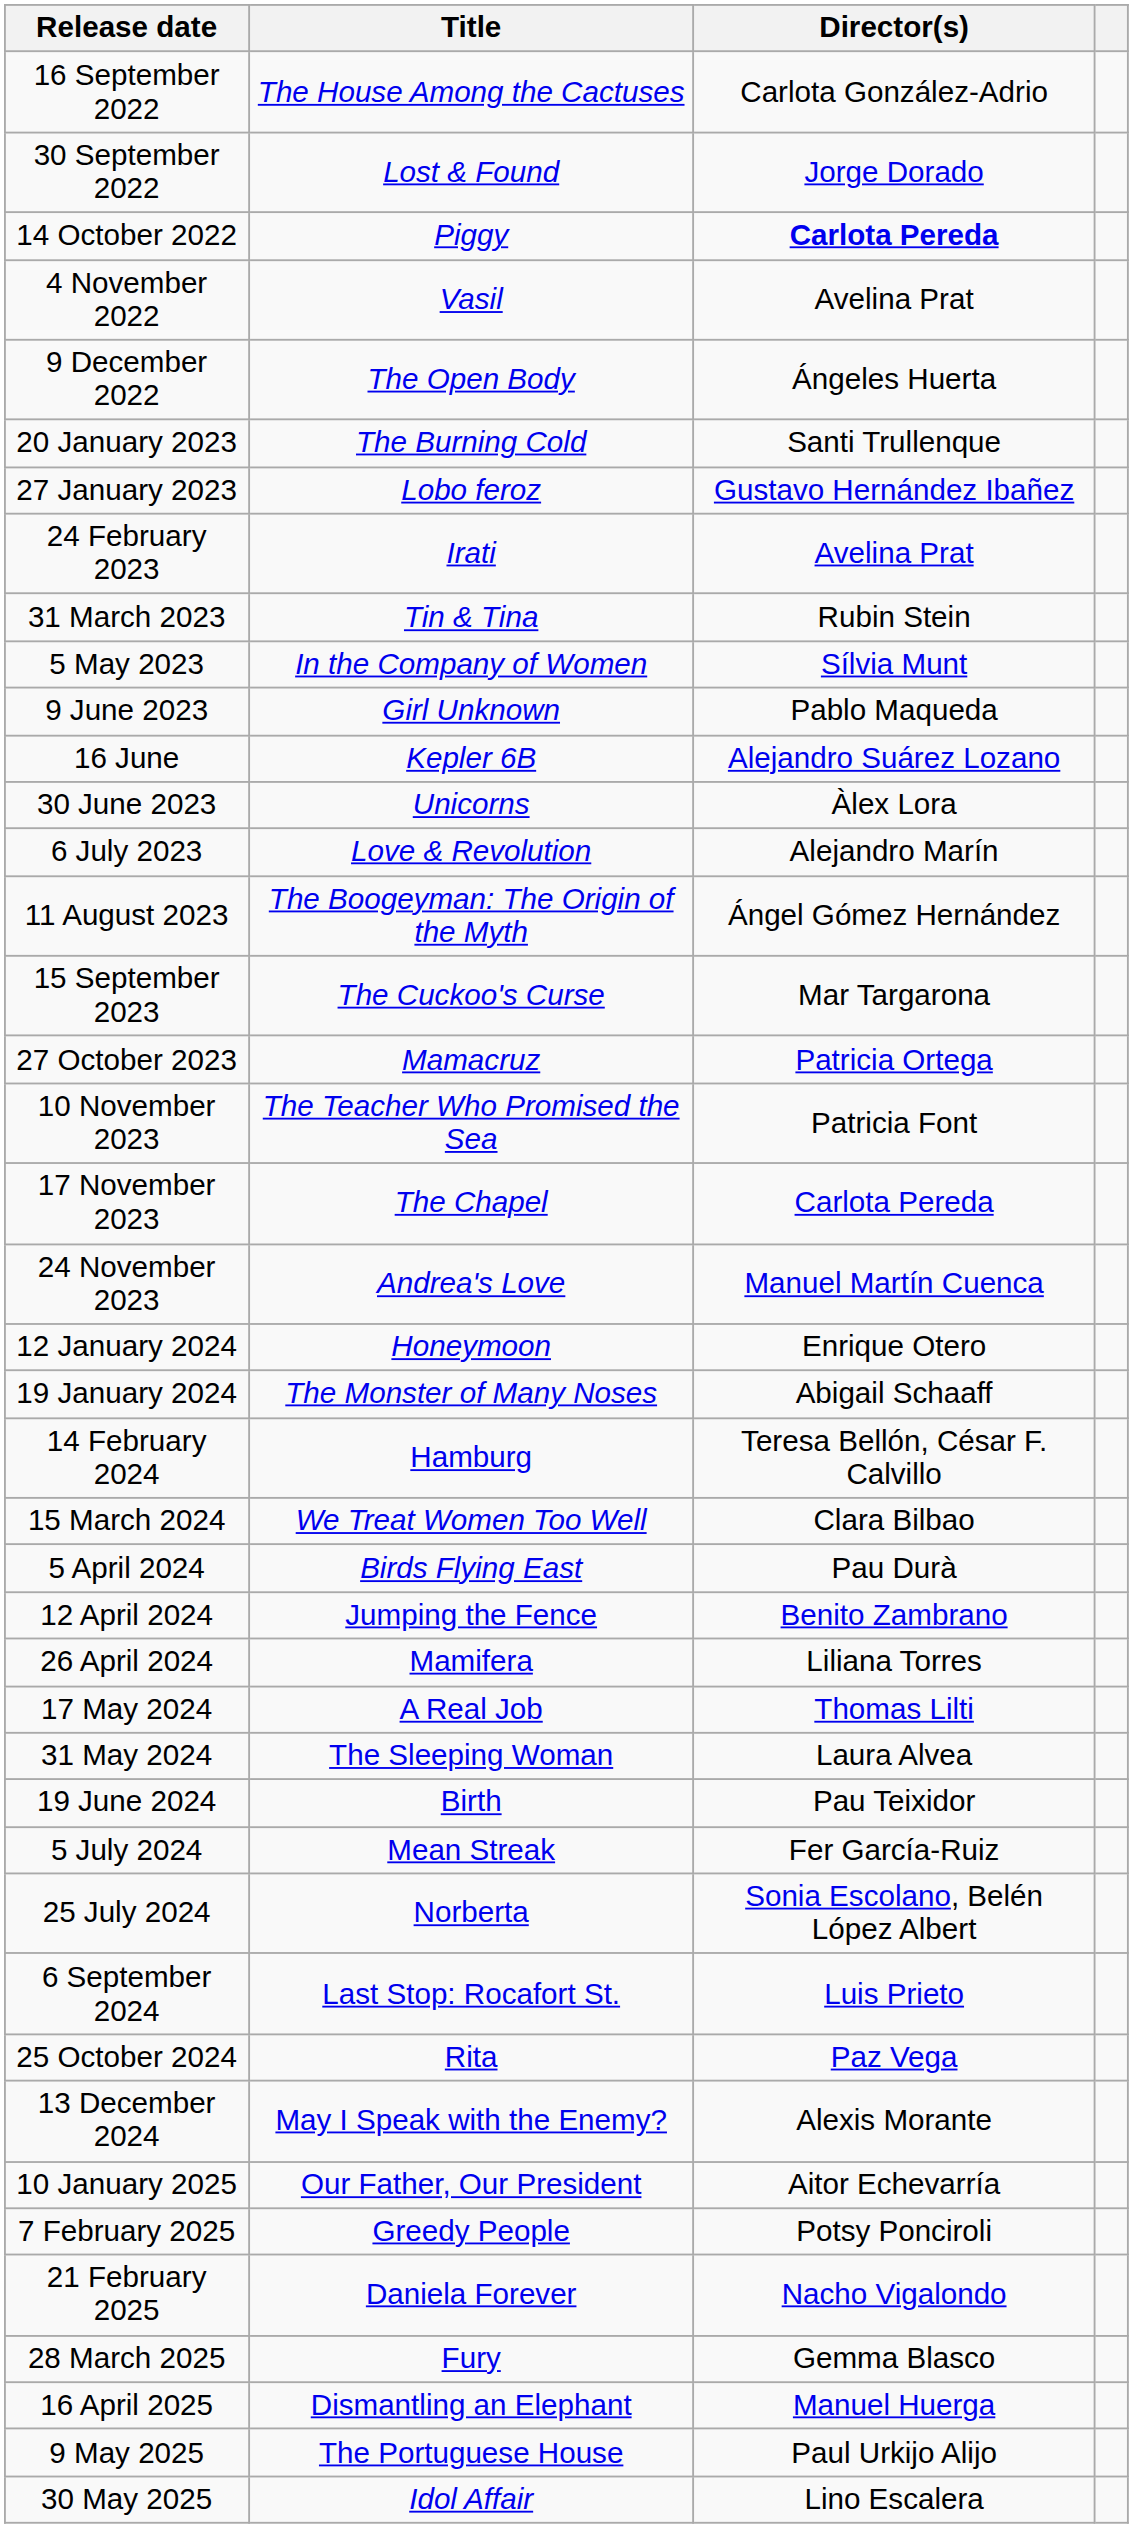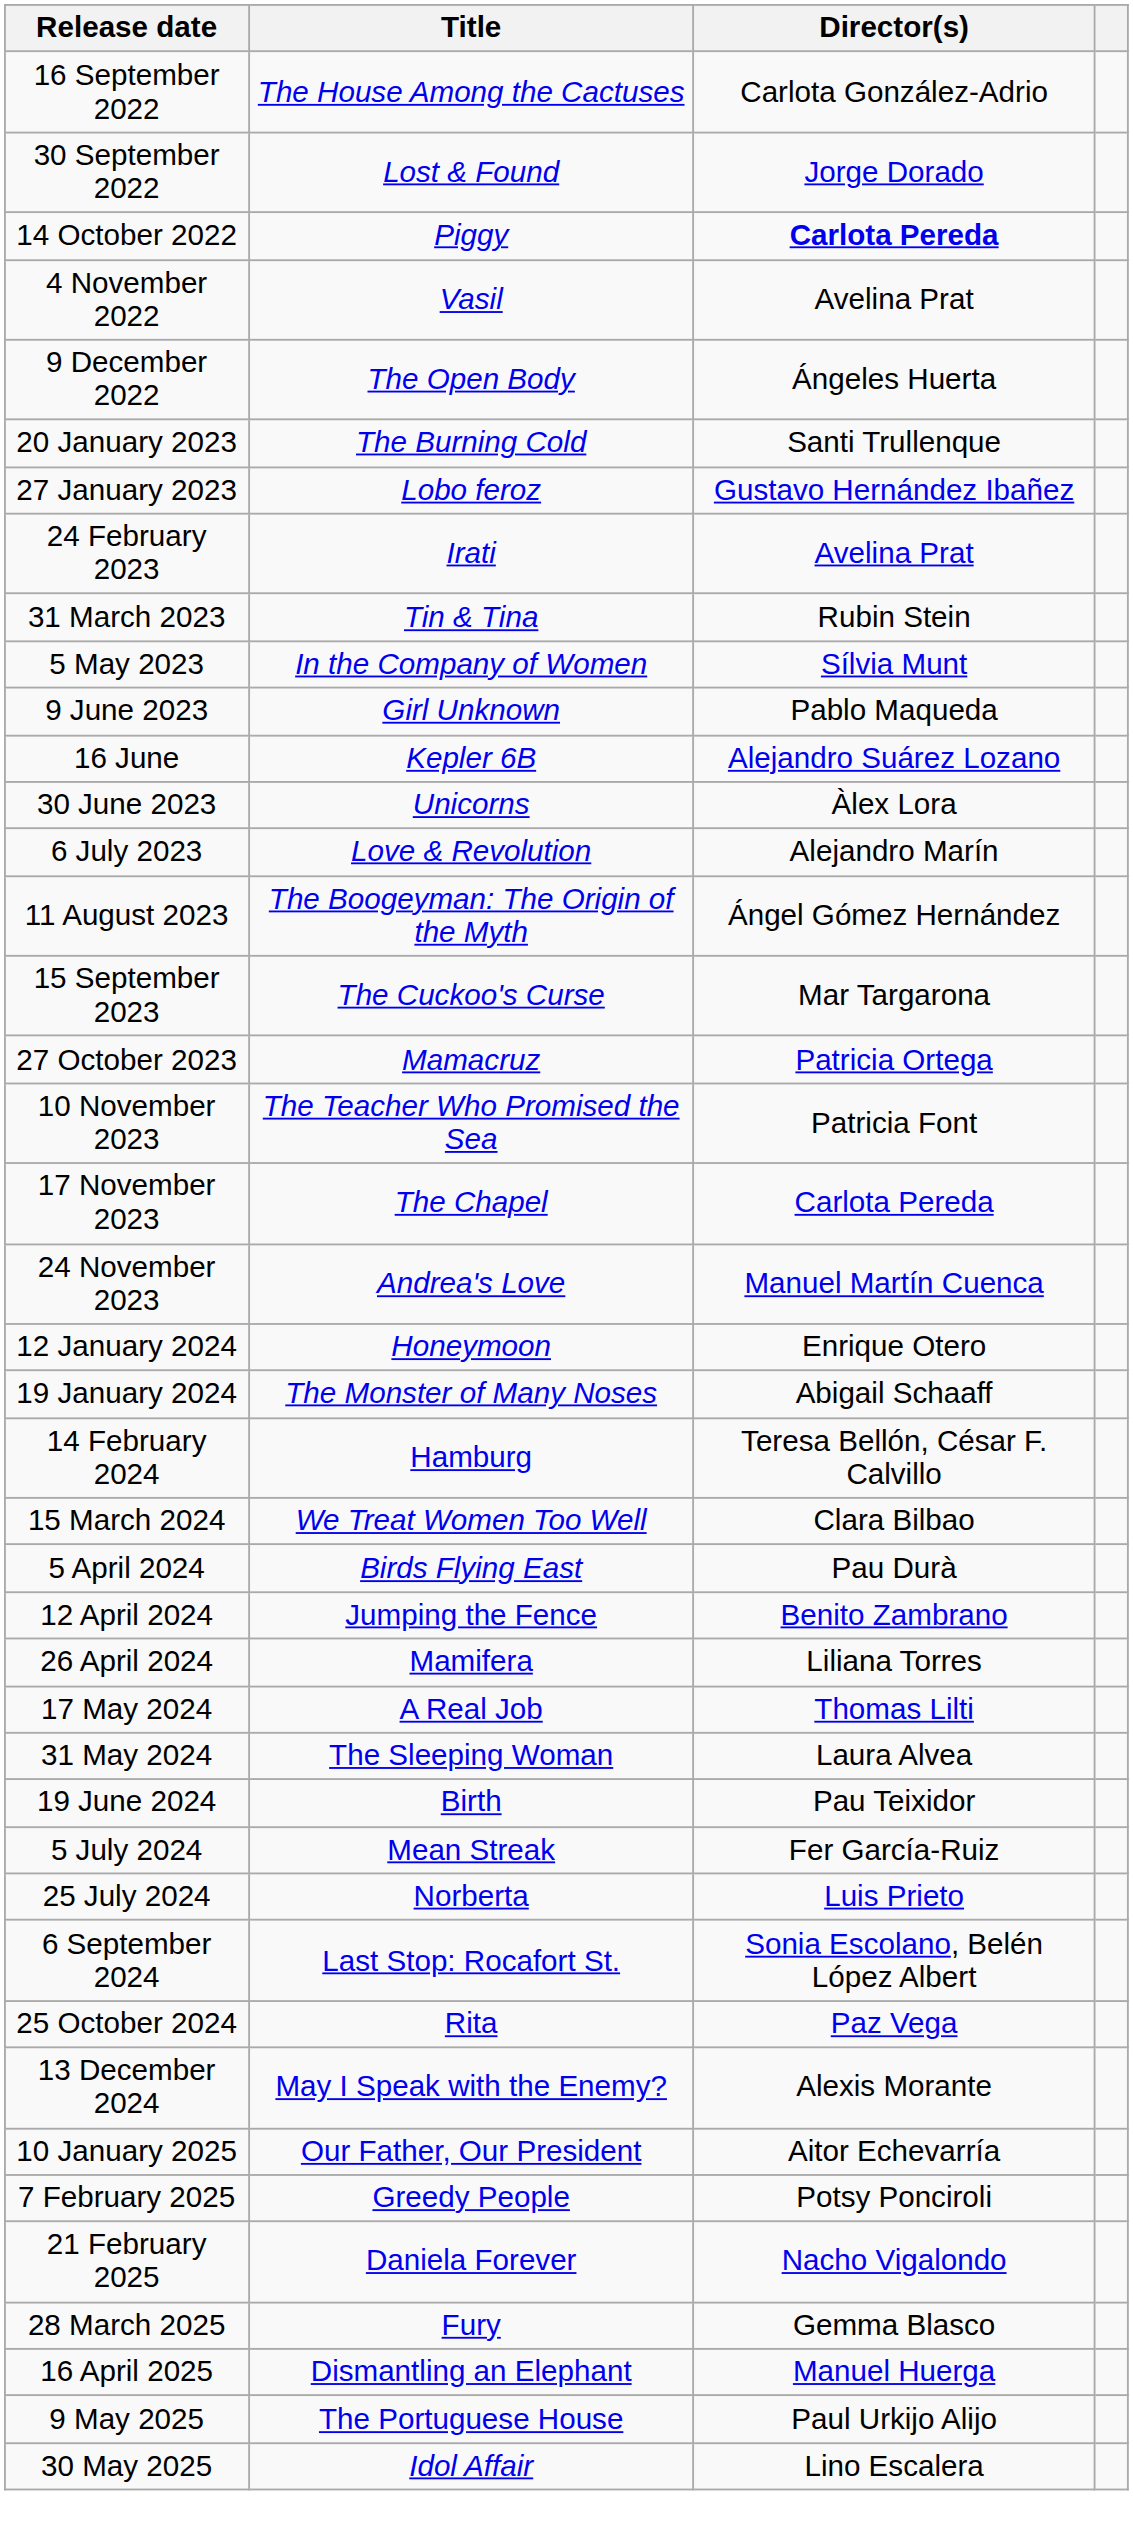(894, 1913) Sonia Escolano, Belén López Albert -> (894, 1896) Luis Prieto
(894, 1993) Luis Prieto -> (894, 1960) Sonia Escolano, Belén López Albert
